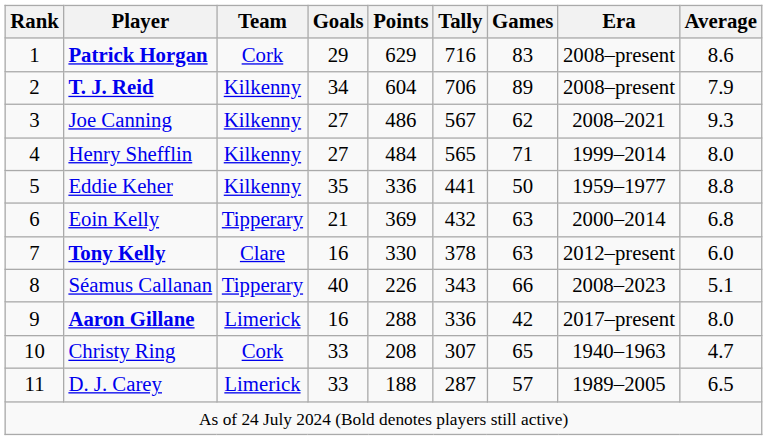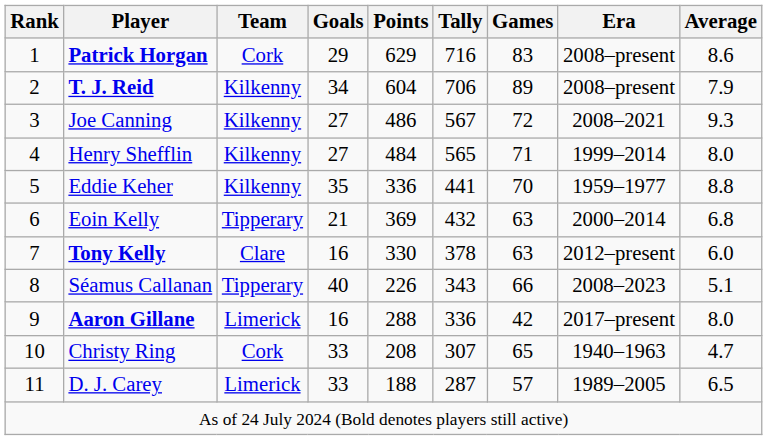(523, 120) 62 -> (523, 120) 72
(523, 186) 50 -> (523, 186) 70
